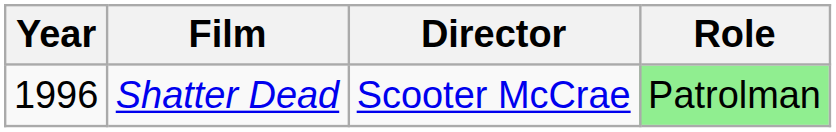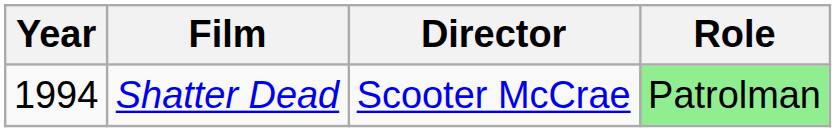(56, 94) 1996 -> (56, 94) 1994
